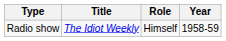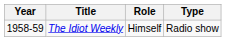columns swapped: (200, 12) <-> (33, 12)
